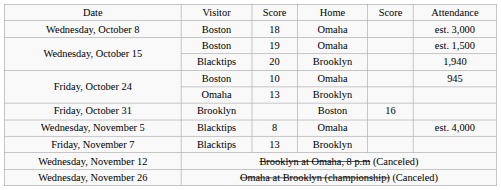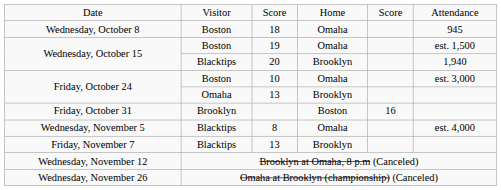(455, 29) est. 3,000 -> (455, 29) 945
(455, 78) 945 -> (455, 78) est. 3,000
